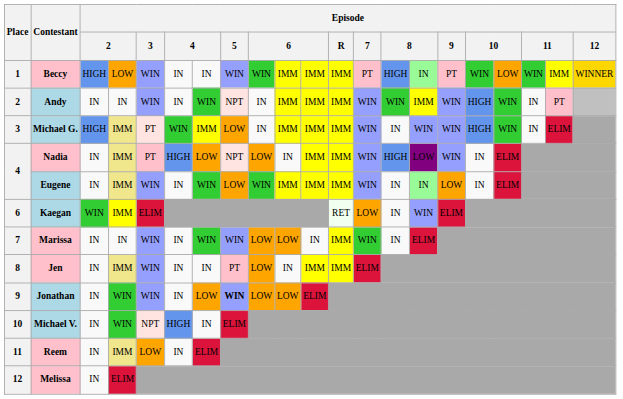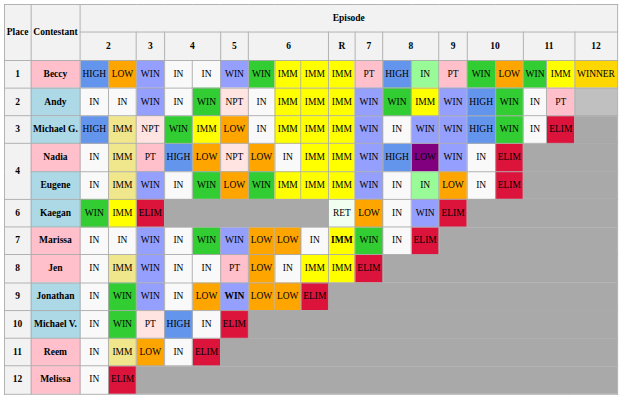(150, 129) PT -> (150, 129) NPT
(341, 240) normal -> (342, 240) bold
(150, 323) NPT -> (150, 323) PT
